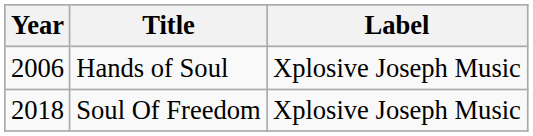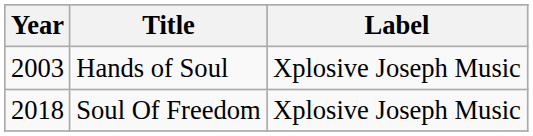(38, 67) 2006 -> (38, 67) 2003
